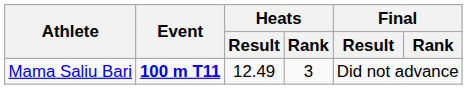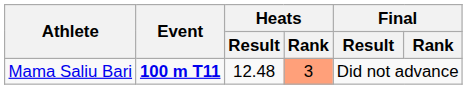(254, 72) 12.49 -> (254, 72) 12.48
(308, 72) no background -> (308, 72) lightsalmon background
